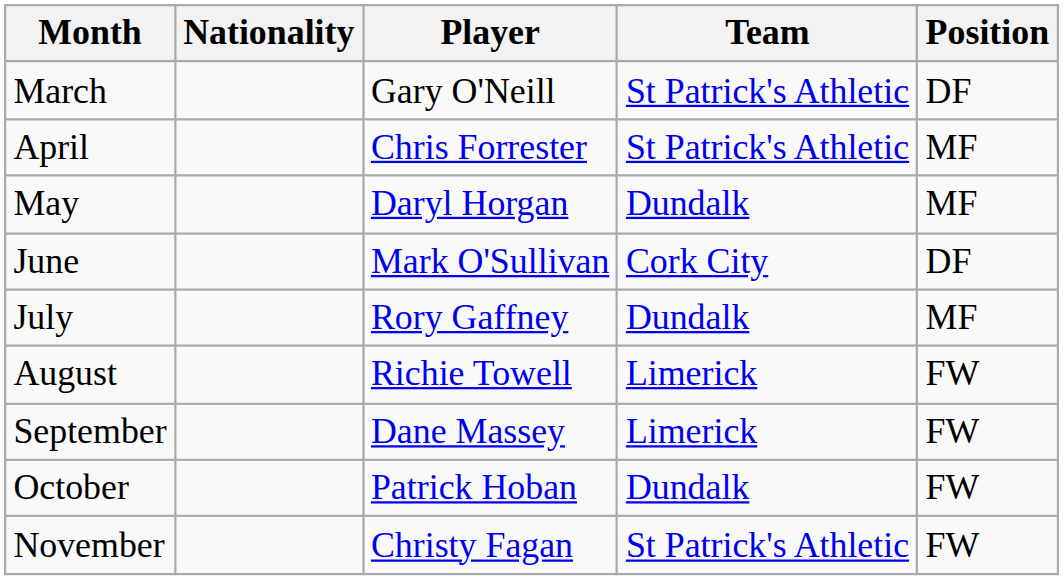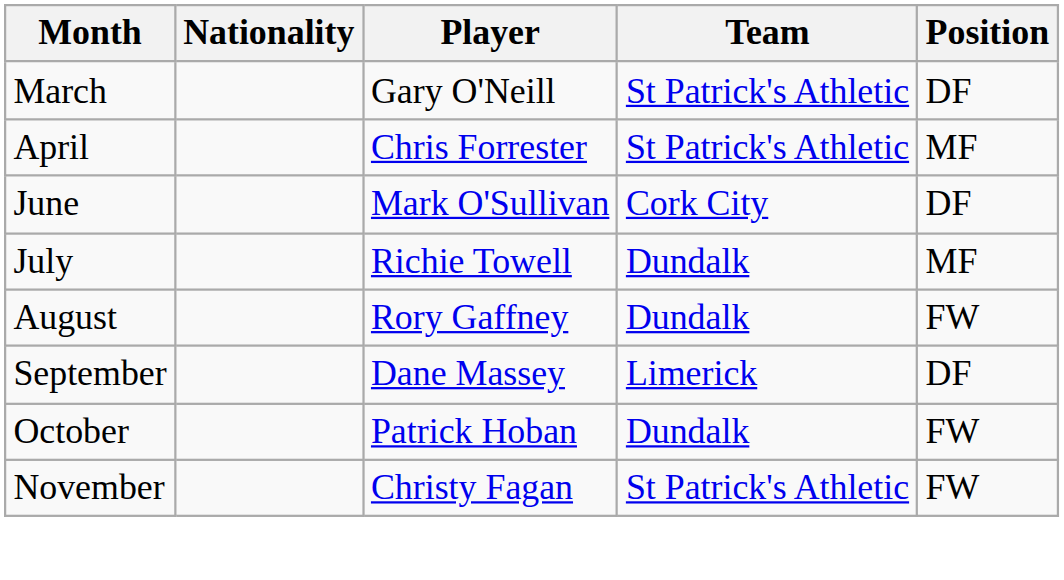- row: (46, 203)
(470, 317) Rory Gaffney -> (471, 260) Richie Towell
(471, 373) Richie Towell -> (470, 317) Rory Gaffney
(692, 373) Limerick -> (688, 317) Dundalk
(952, 430) FW -> (949, 373) DF
